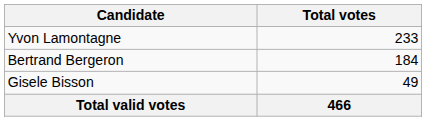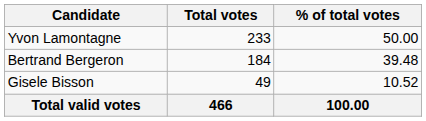+ column: (348, 15)
